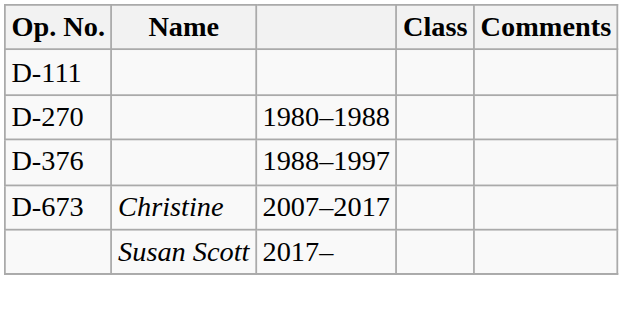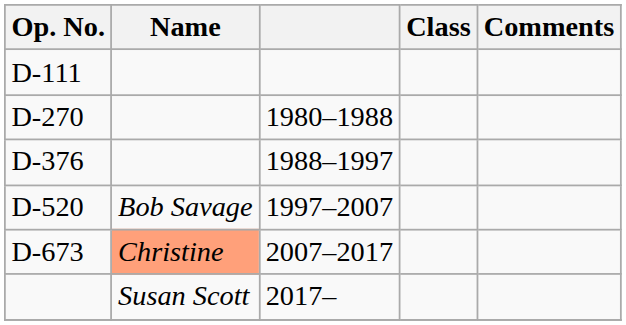+ row: (48, 206)
(171, 206) no background -> (171, 251) lightsalmon background
